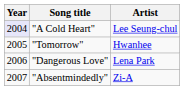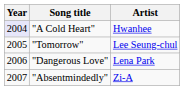(145, 28) Lee Seung-chul -> (132, 28) Hwanhee
(132, 45) Hwanhee -> (145, 45) Lee Seung-chul
